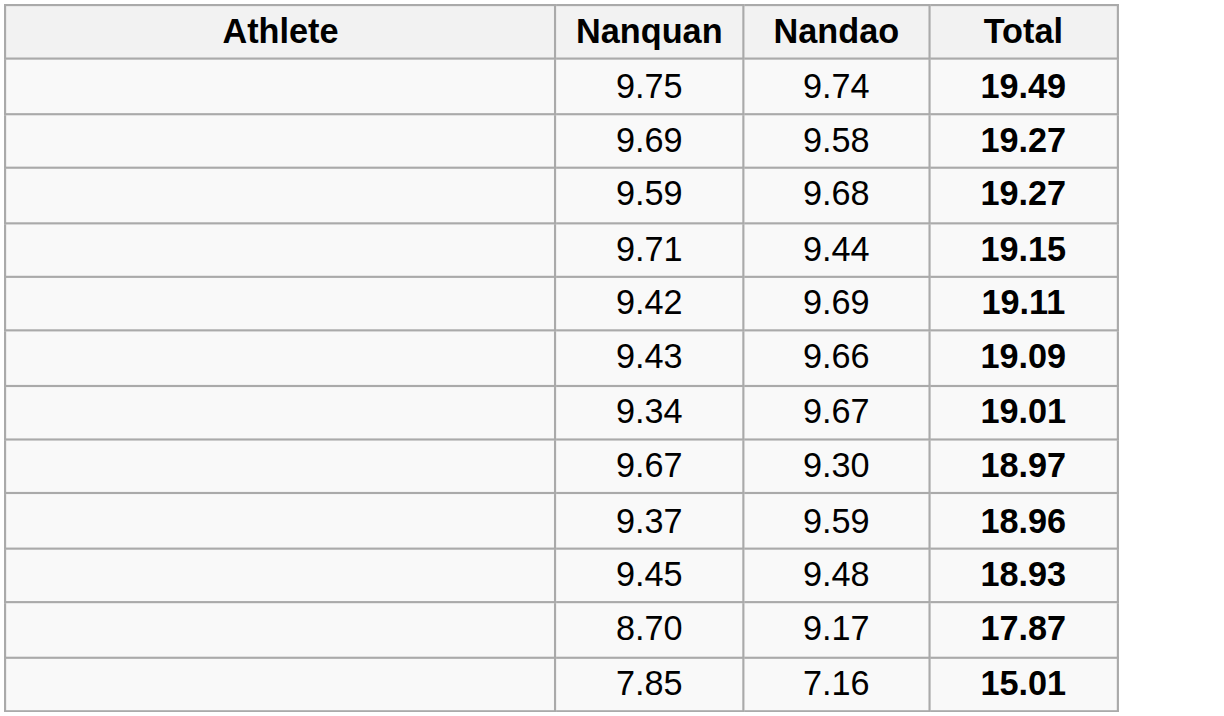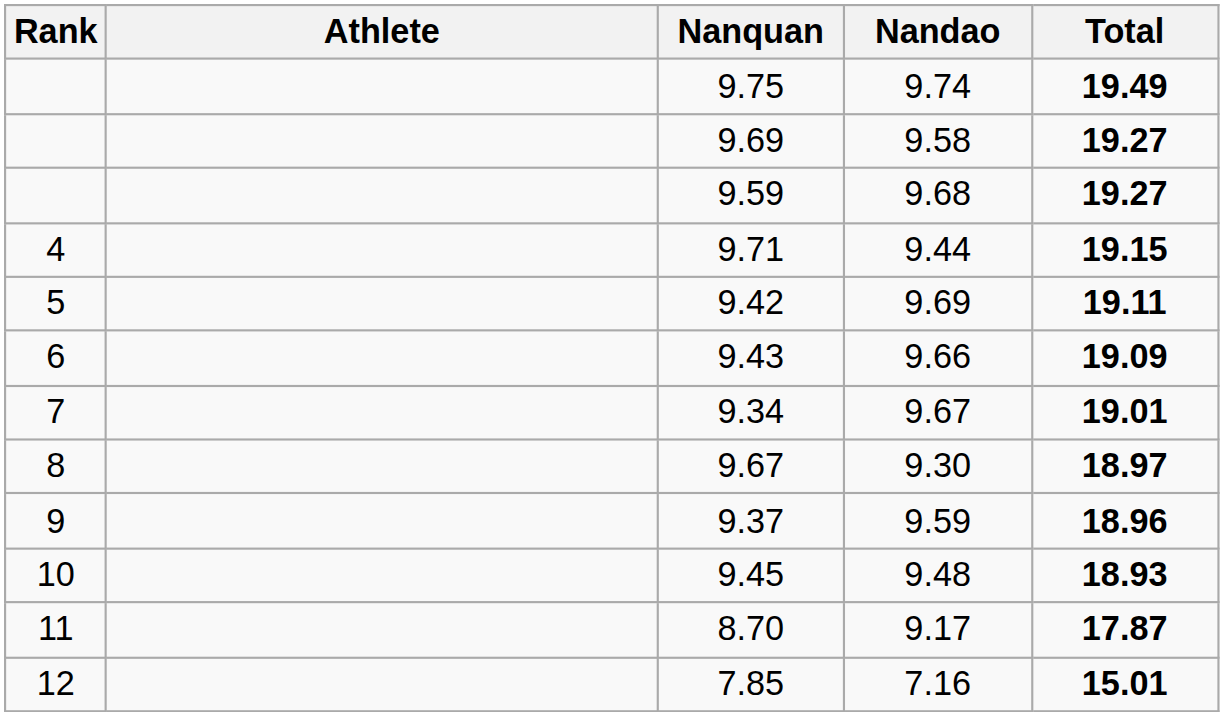+ column: (56, 31)
